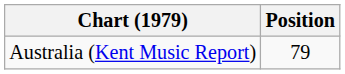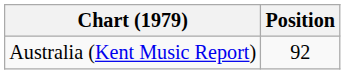(300, 52) 79 -> (300, 52) 92
